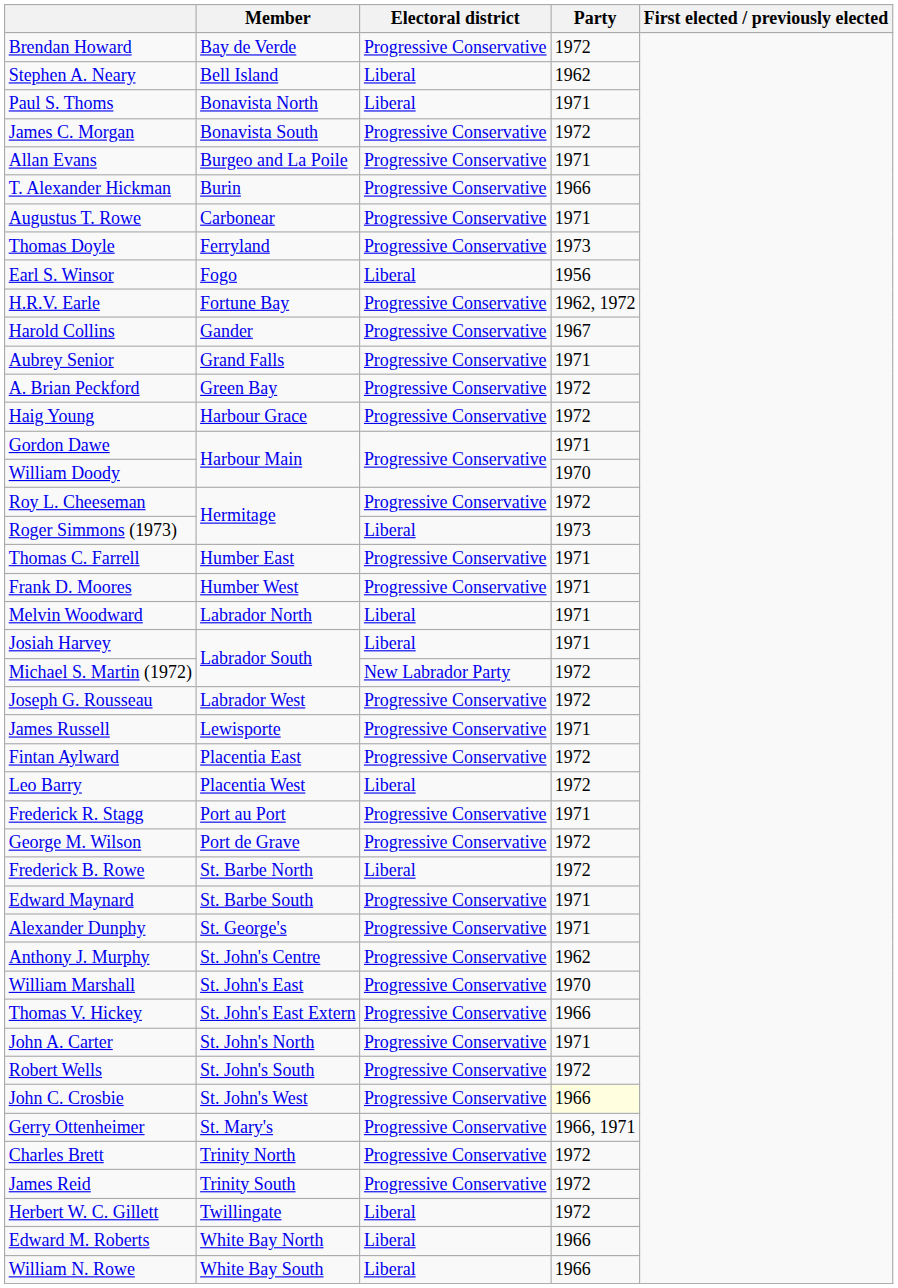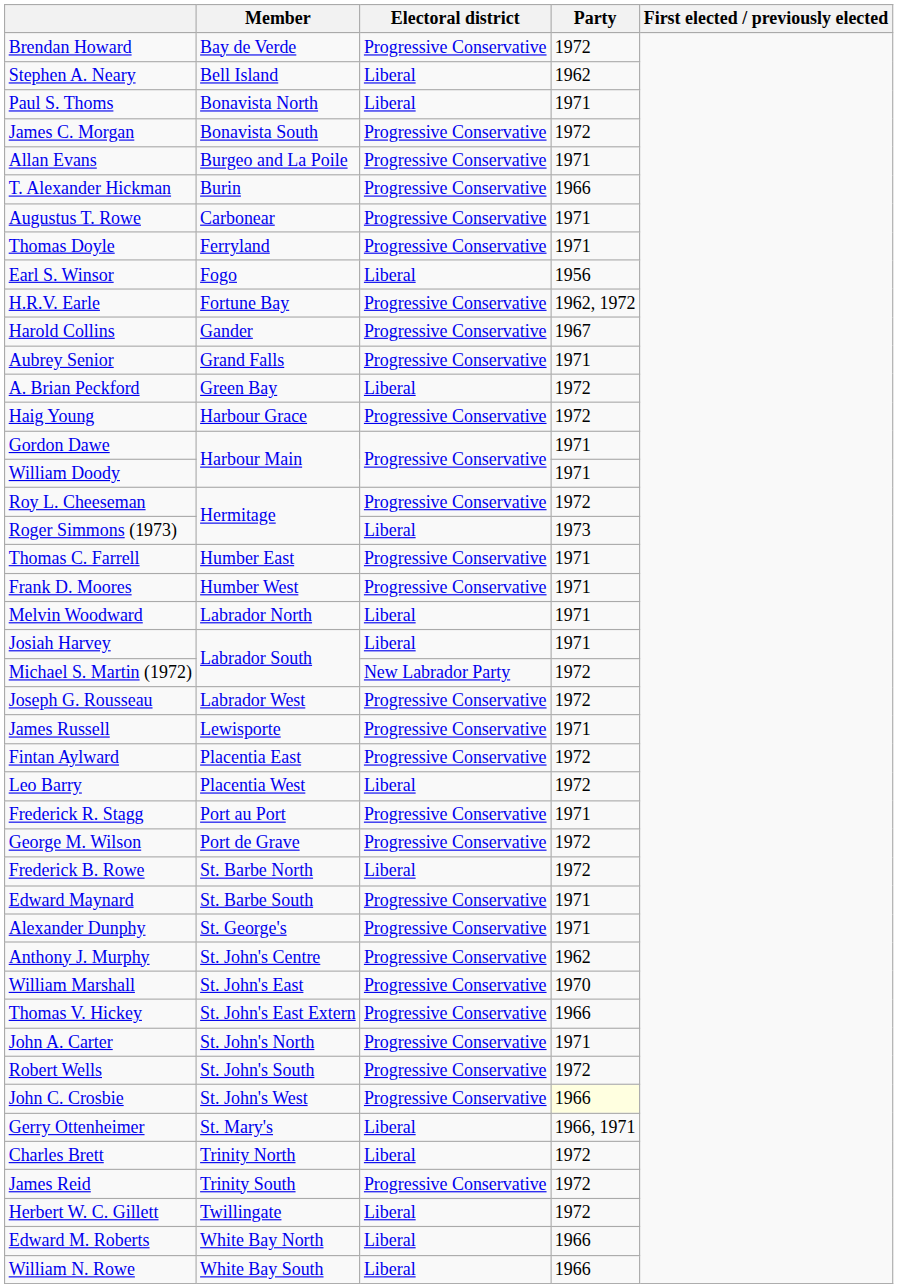(573, 246) 1973 -> (573, 246) 1971
(455, 388) Progressive Conservative -> (390, 388) Liberal
(573, 473) 1970 -> (573, 473) 1971
(455, 1127) Progressive Conservative -> (390, 1127) Liberal
(455, 1155) Progressive Conservative -> (390, 1155) Liberal
